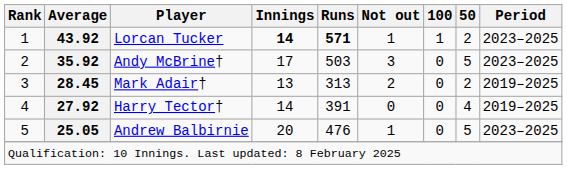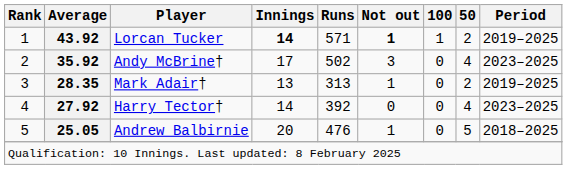(338, 39) bold -> (338, 39) normal
(391, 39) normal -> (391, 39) bold
(521, 39) 2023–2025 -> (521, 39) 2019–2025
(338, 62) 503 -> (338, 62) 502
(468, 62) 5 -> (468, 62) 4
(78, 85) 28.45 -> (78, 85) 28.35
(391, 85) 2 -> (391, 85) 1
(338, 108) 391 -> (338, 108) 392
(521, 108) 2019–2025 -> (521, 108) 2023–2025
(521, 130) 2023–2025 -> (521, 130) 2018–2025
